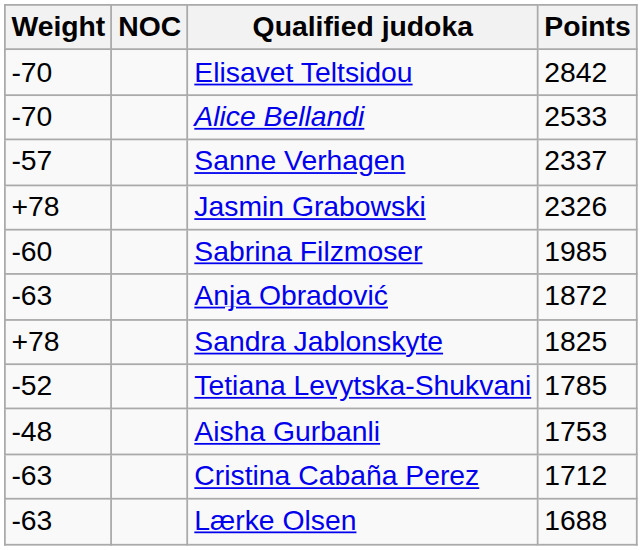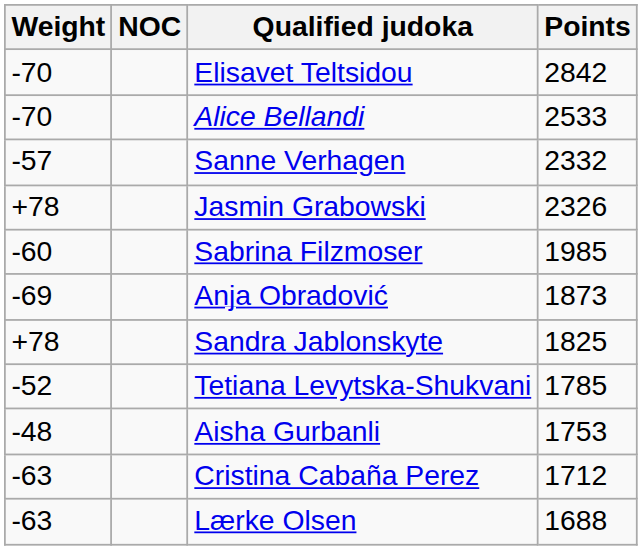(576, 161) 2337 -> (576, 161) 2332
(32, 296) -63 -> (32, 296) -69
(576, 296) 1872 -> (576, 296) 1873
